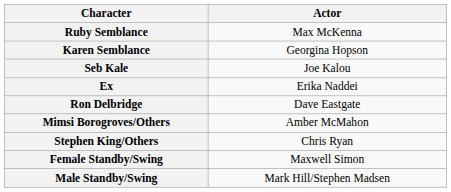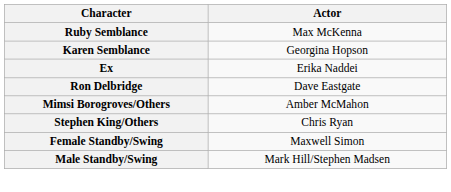- row: (106, 68)
